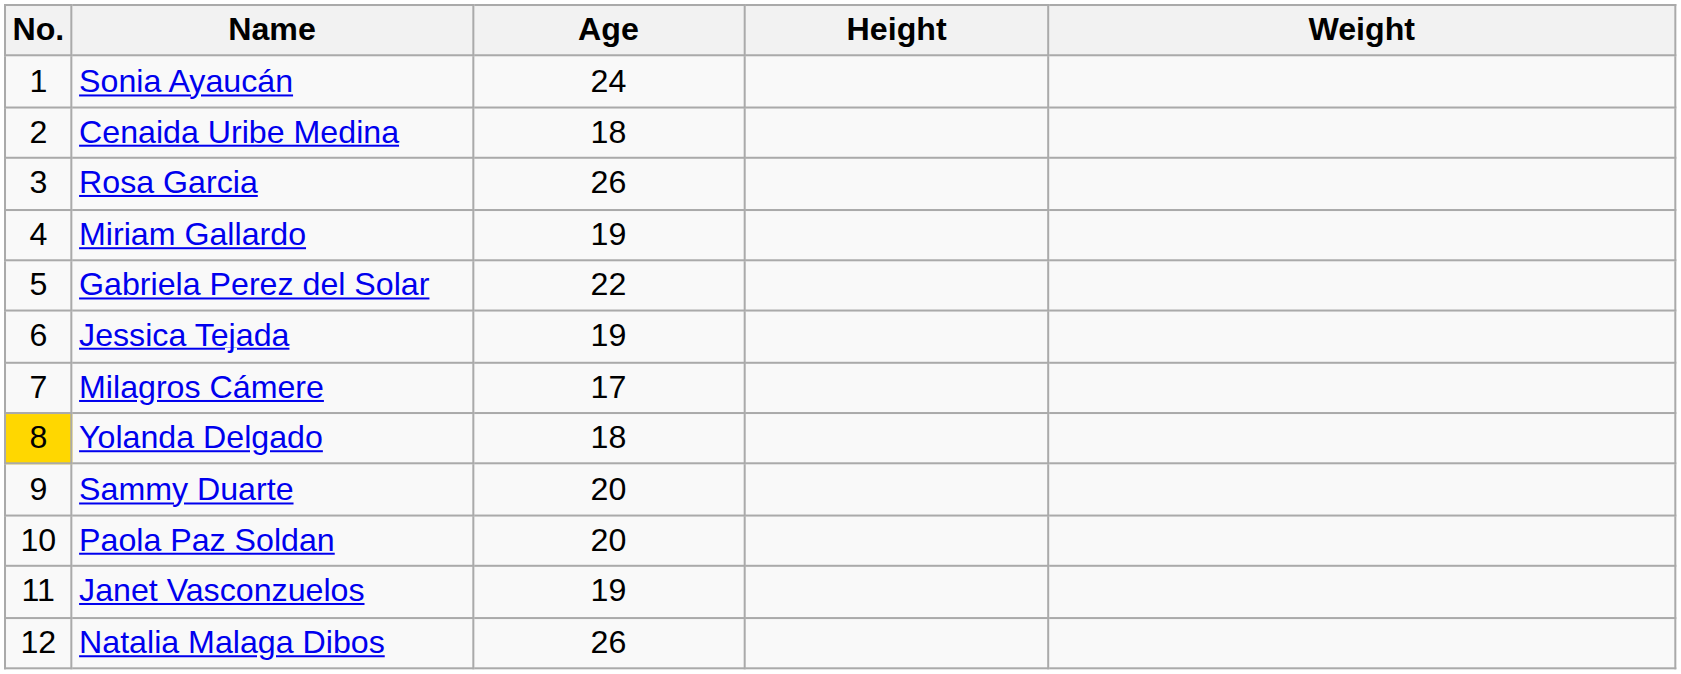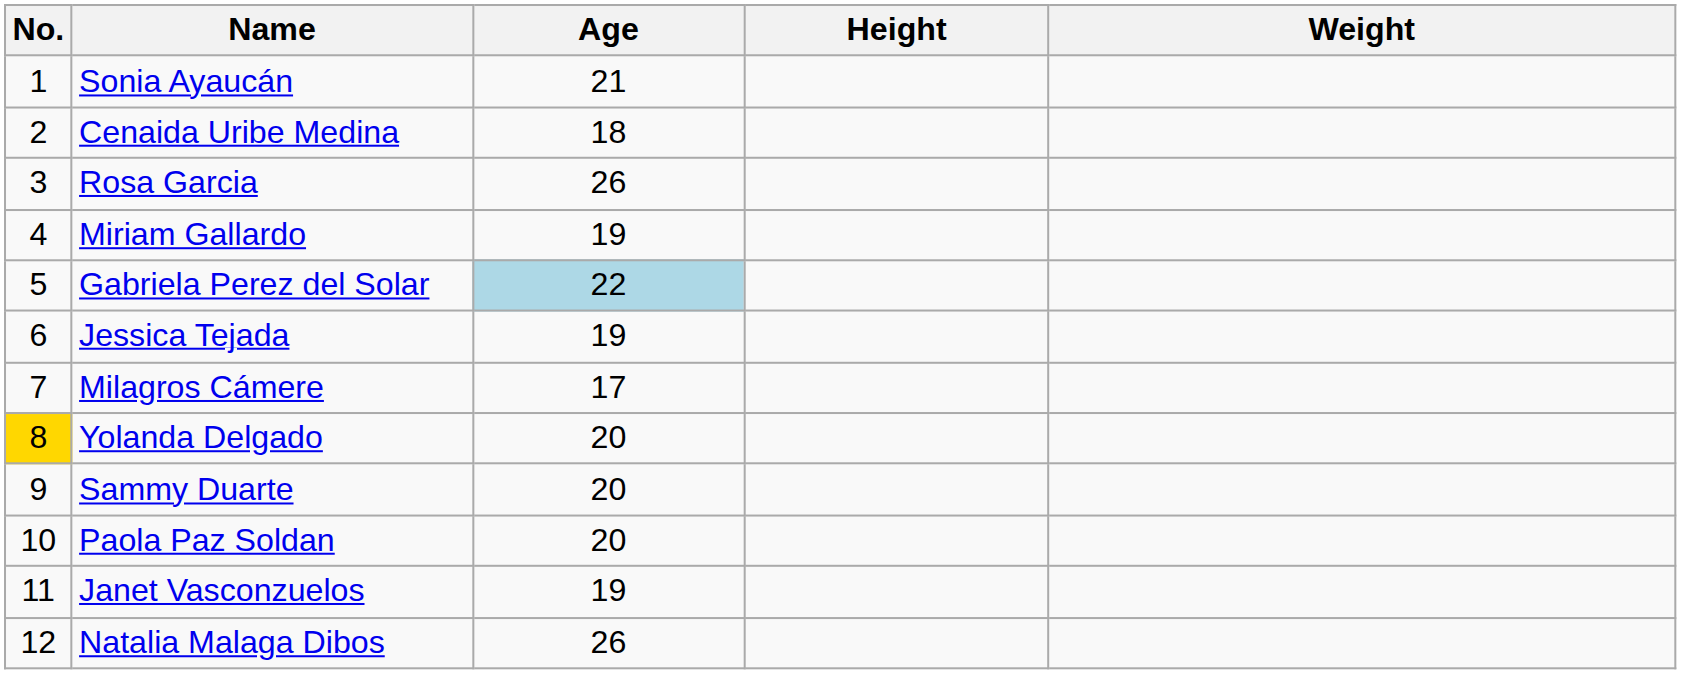(608, 81) 24 -> (608, 81) 21
(608, 285) no background -> (608, 285) lightblue background
(608, 438) 18 -> (608, 438) 20
